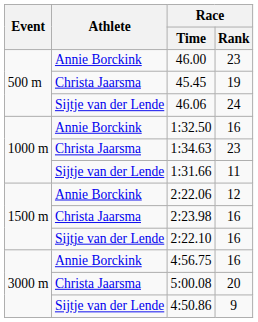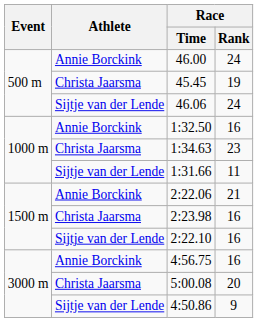(234, 60) 23 -> (234, 60) 24
(234, 194) 12 -> (234, 194) 21
